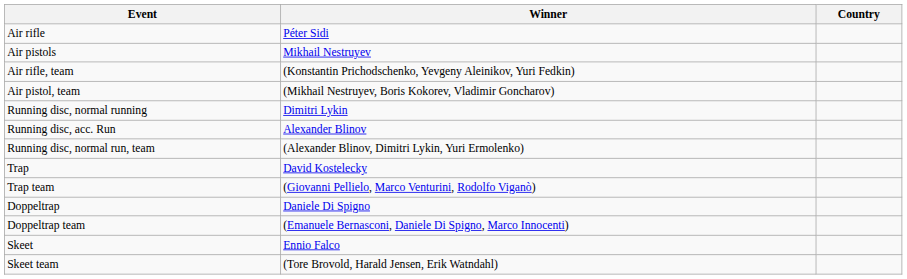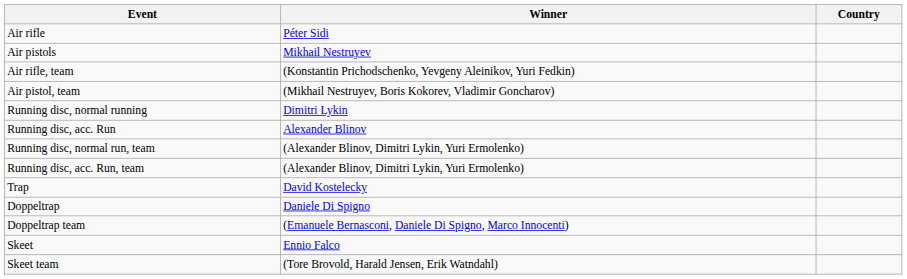+ row: (76, 168)
- row: (31, 187)
